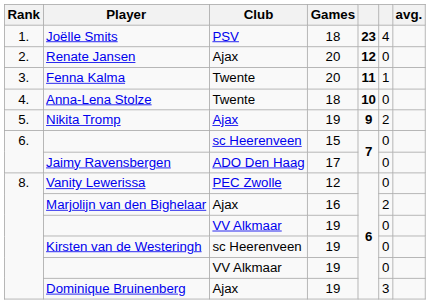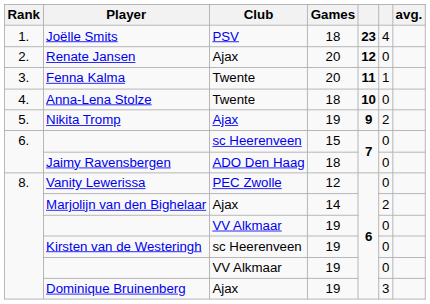(333, 162) 17 -> (333, 162) 18
(333, 204) 16 -> (333, 204) 14
